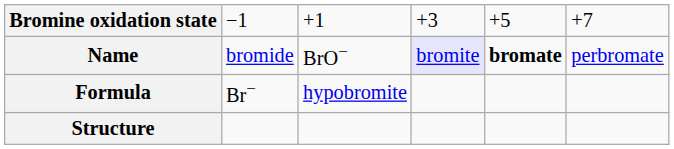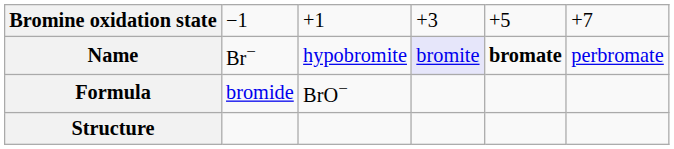(260, 55) bromide -> (241, 55) Br−
(325, 55) BrO− -> (355, 55) hypobromite
(241, 93) Br− -> (260, 93) bromide
(355, 93) hypobromite -> (325, 93) BrO−
